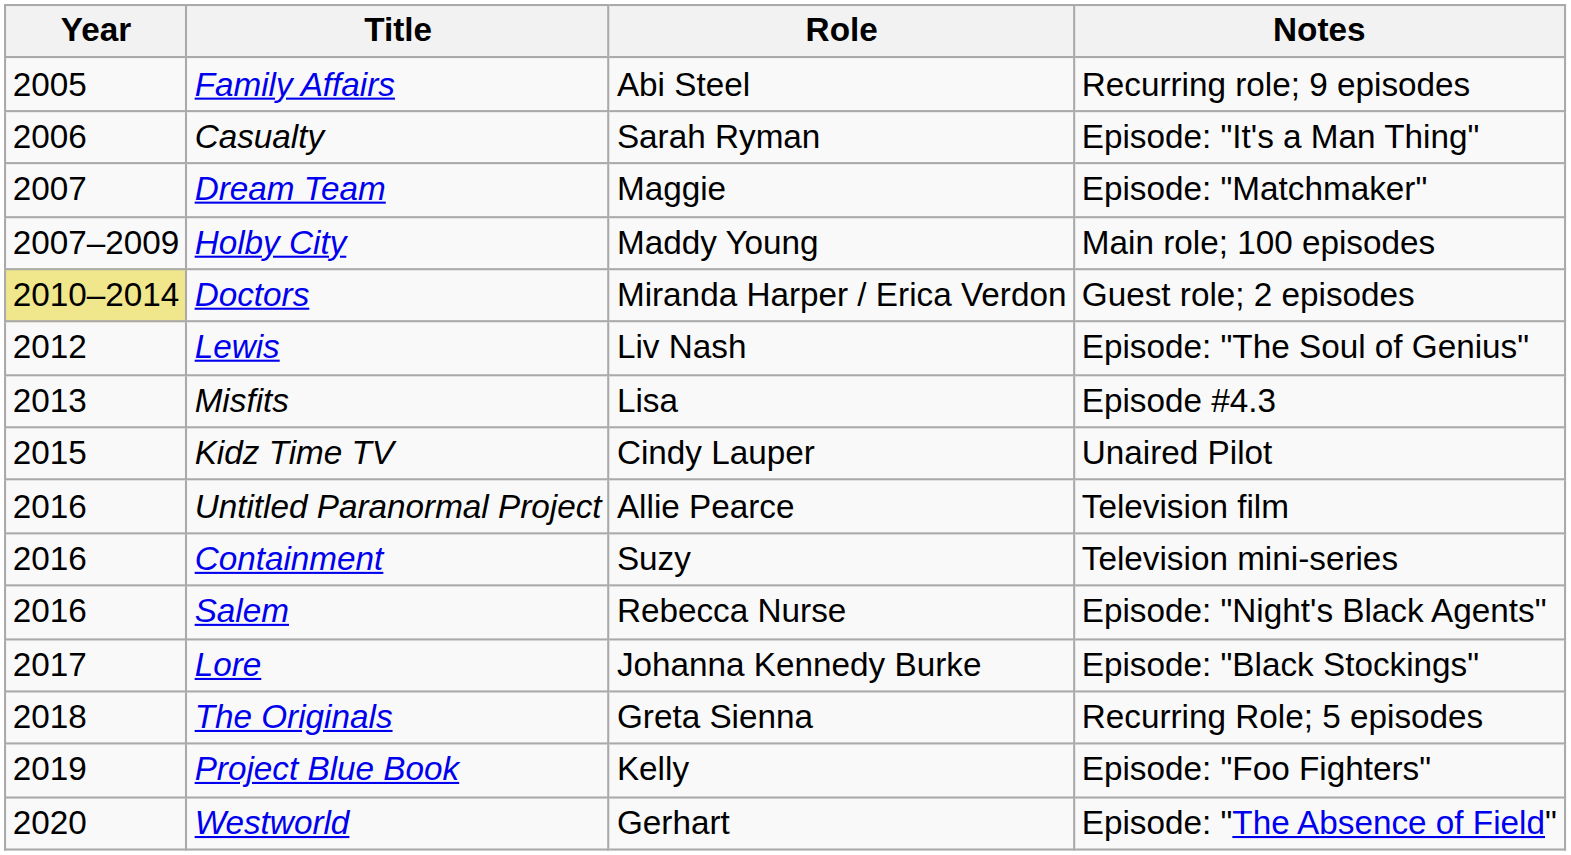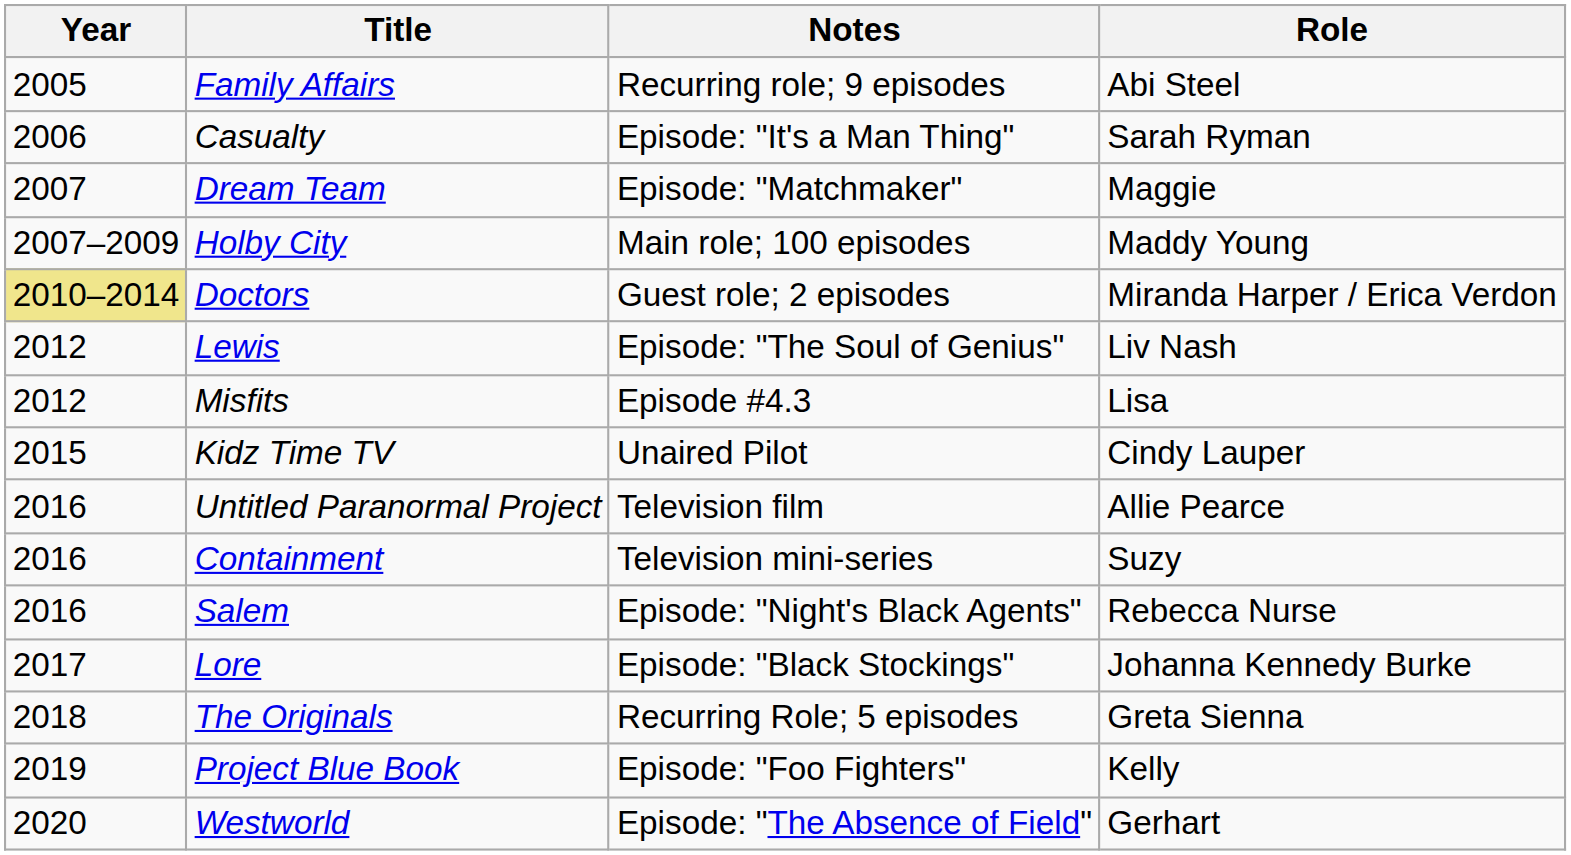columns swapped: (842, 30) <-> (1319, 30)
(50, 400) 2013 -> (50, 400) 2012
